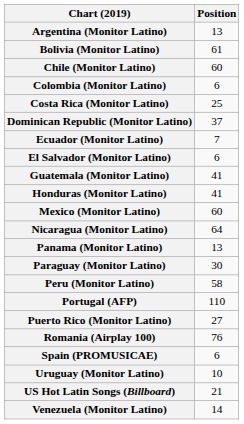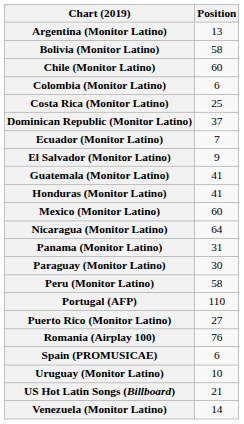(217, 49) 61 -> (217, 49) 58
(217, 157) 6 -> (217, 157) 9
(217, 247) 13 -> (217, 247) 31
